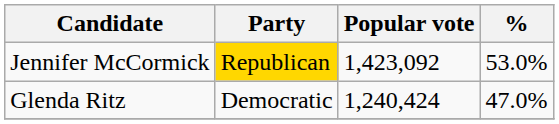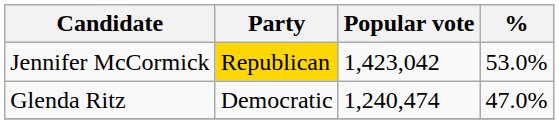(392, 61) 1,423,092 -> (392, 61) 1,423,042
(392, 99) 1,240,424 -> (392, 99) 1,240,474
